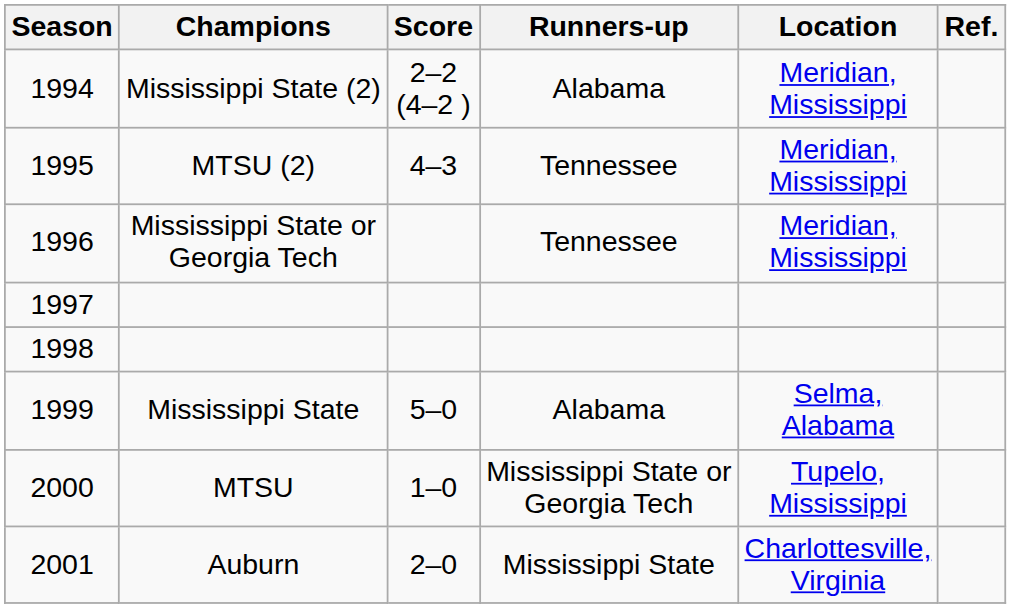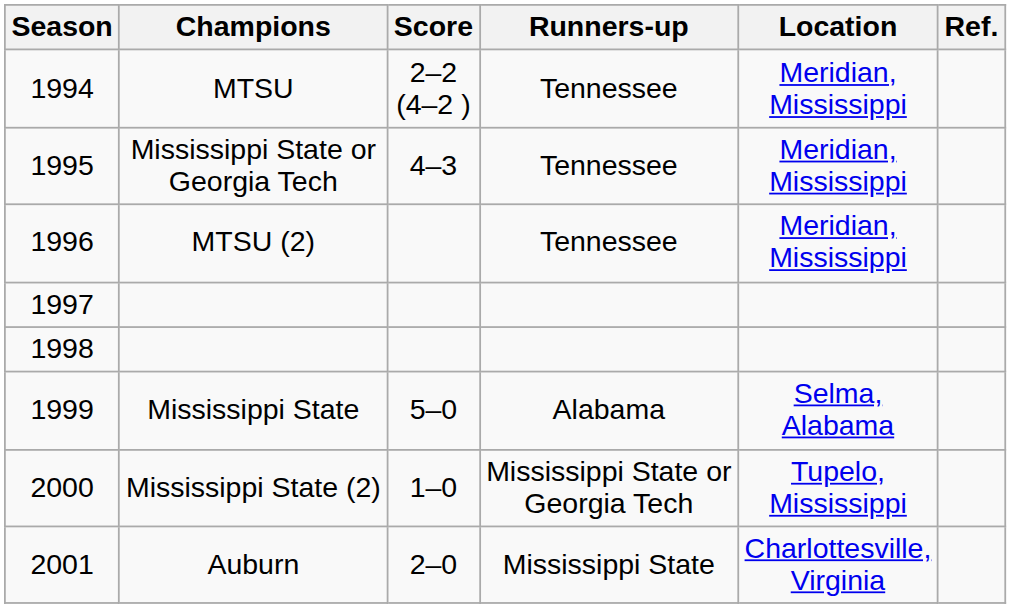(253, 88) Mississippi State (2) -> (253, 88) MTSU
(609, 88) Alabama -> (609, 88) Tennessee
(253, 165) MTSU (2) -> (253, 165) Mississippi State or Georgia Tech
(253, 242) Mississippi State or Georgia Tech -> (253, 242) MTSU (2)
(253, 487) MTSU -> (253, 487) Mississippi State (2)
